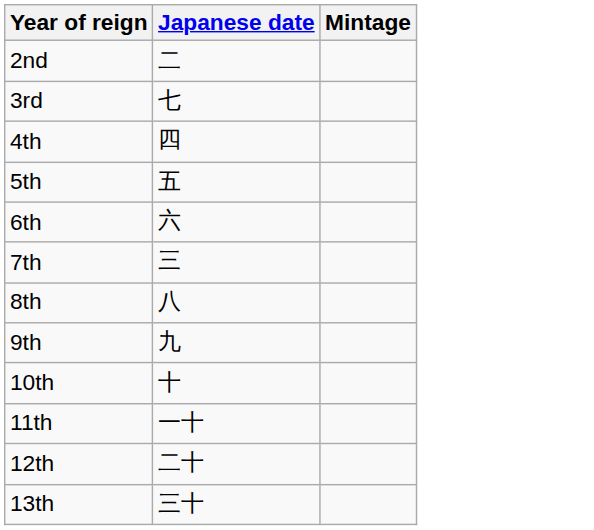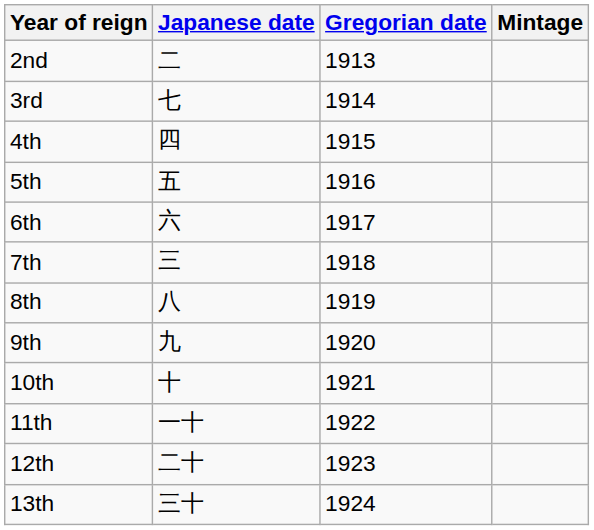+ column: (406, 22)
